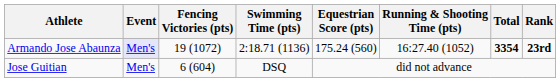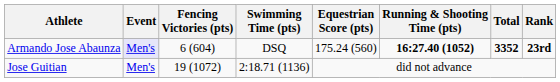(198, 48) 19 (1072) -> (198, 48) 6 (604)
(274, 48) 2:18.71 (1136) -> (274, 48) DSQ
(435, 48) normal -> (435, 48) bold
(507, 48) 3354 -> (507, 48) 3352
(198, 68) 6 (604) -> (198, 68) 19 (1072)
(274, 68) DSQ -> (274, 68) 2:18.71 (1136)
